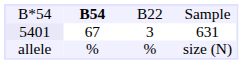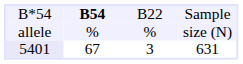rows swapped: (35, 49) <-> (35, 31)
